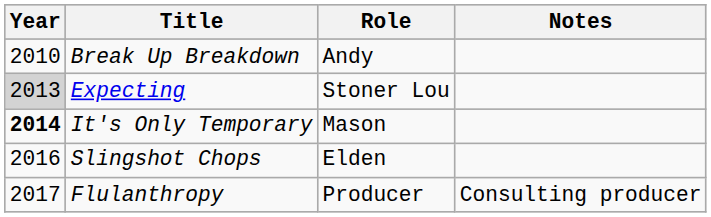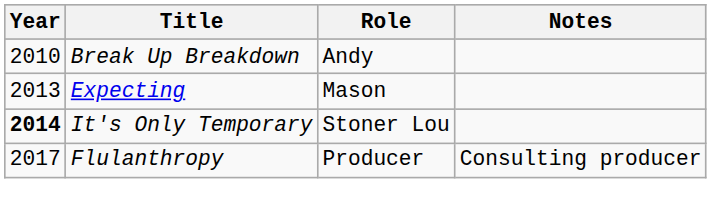(35, 91) lightgrey background -> (35, 91) no background
(386, 91) Stoner Lou -> (354, 91) Mason
(354, 126) Mason -> (386, 126) Stoner Lou
- row: (166, 160)
